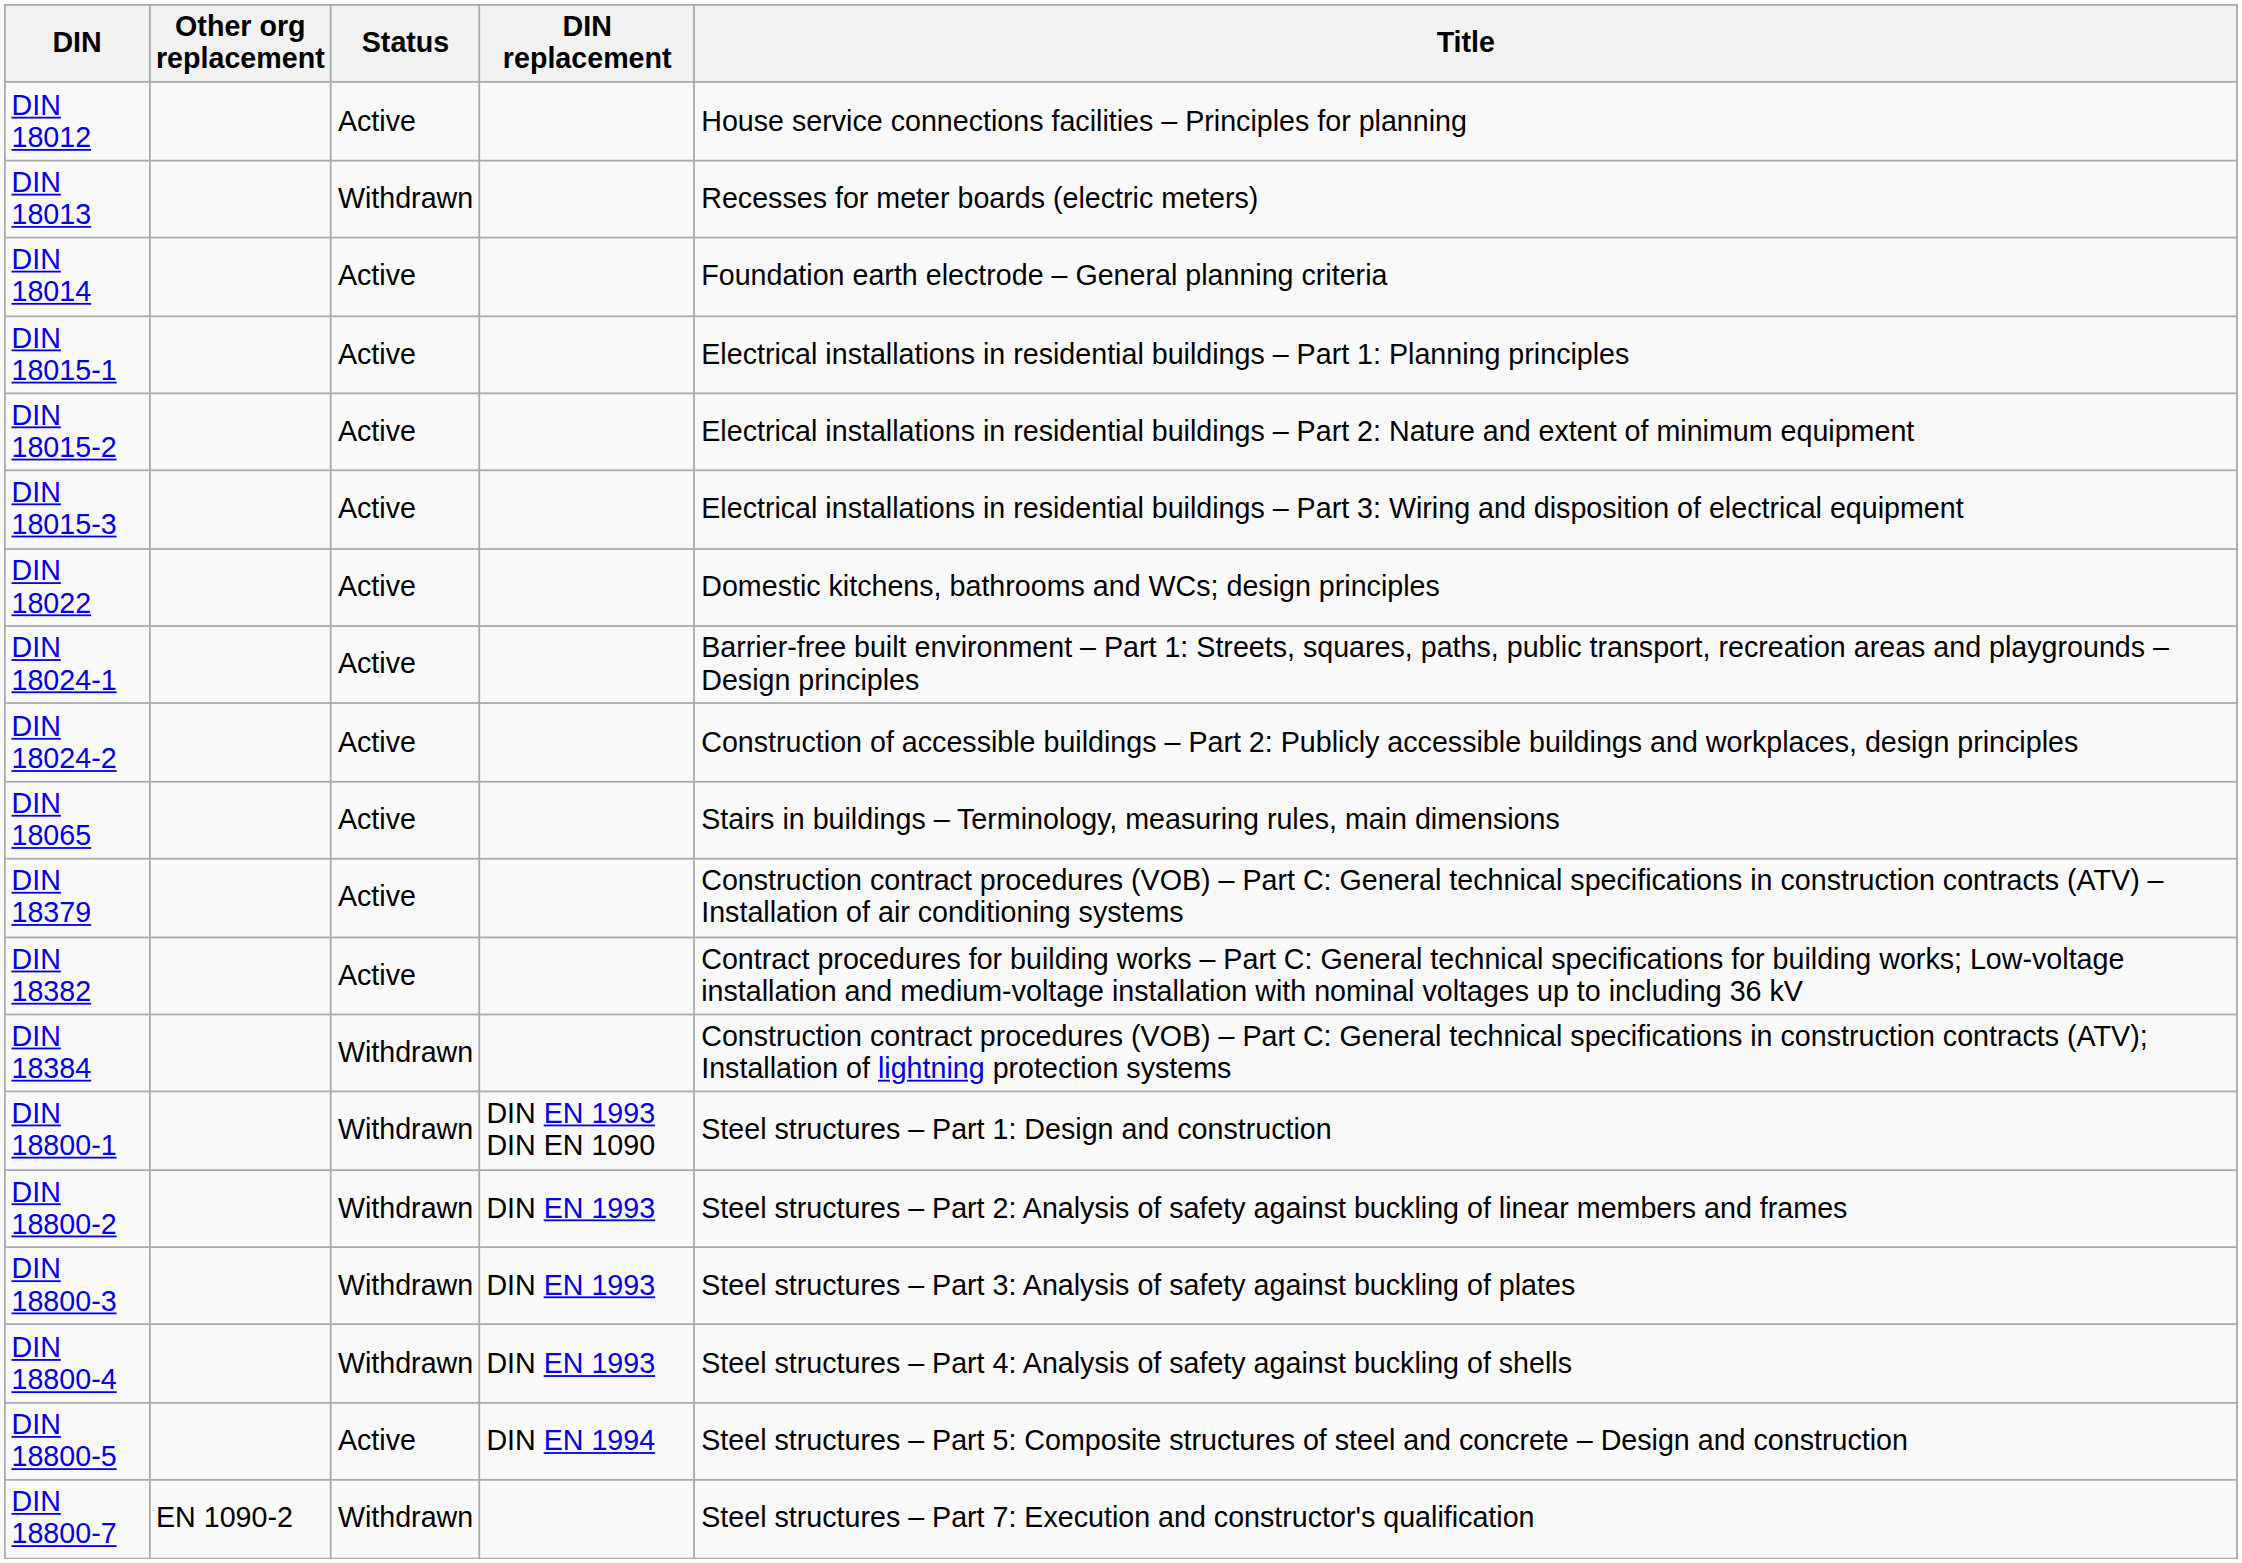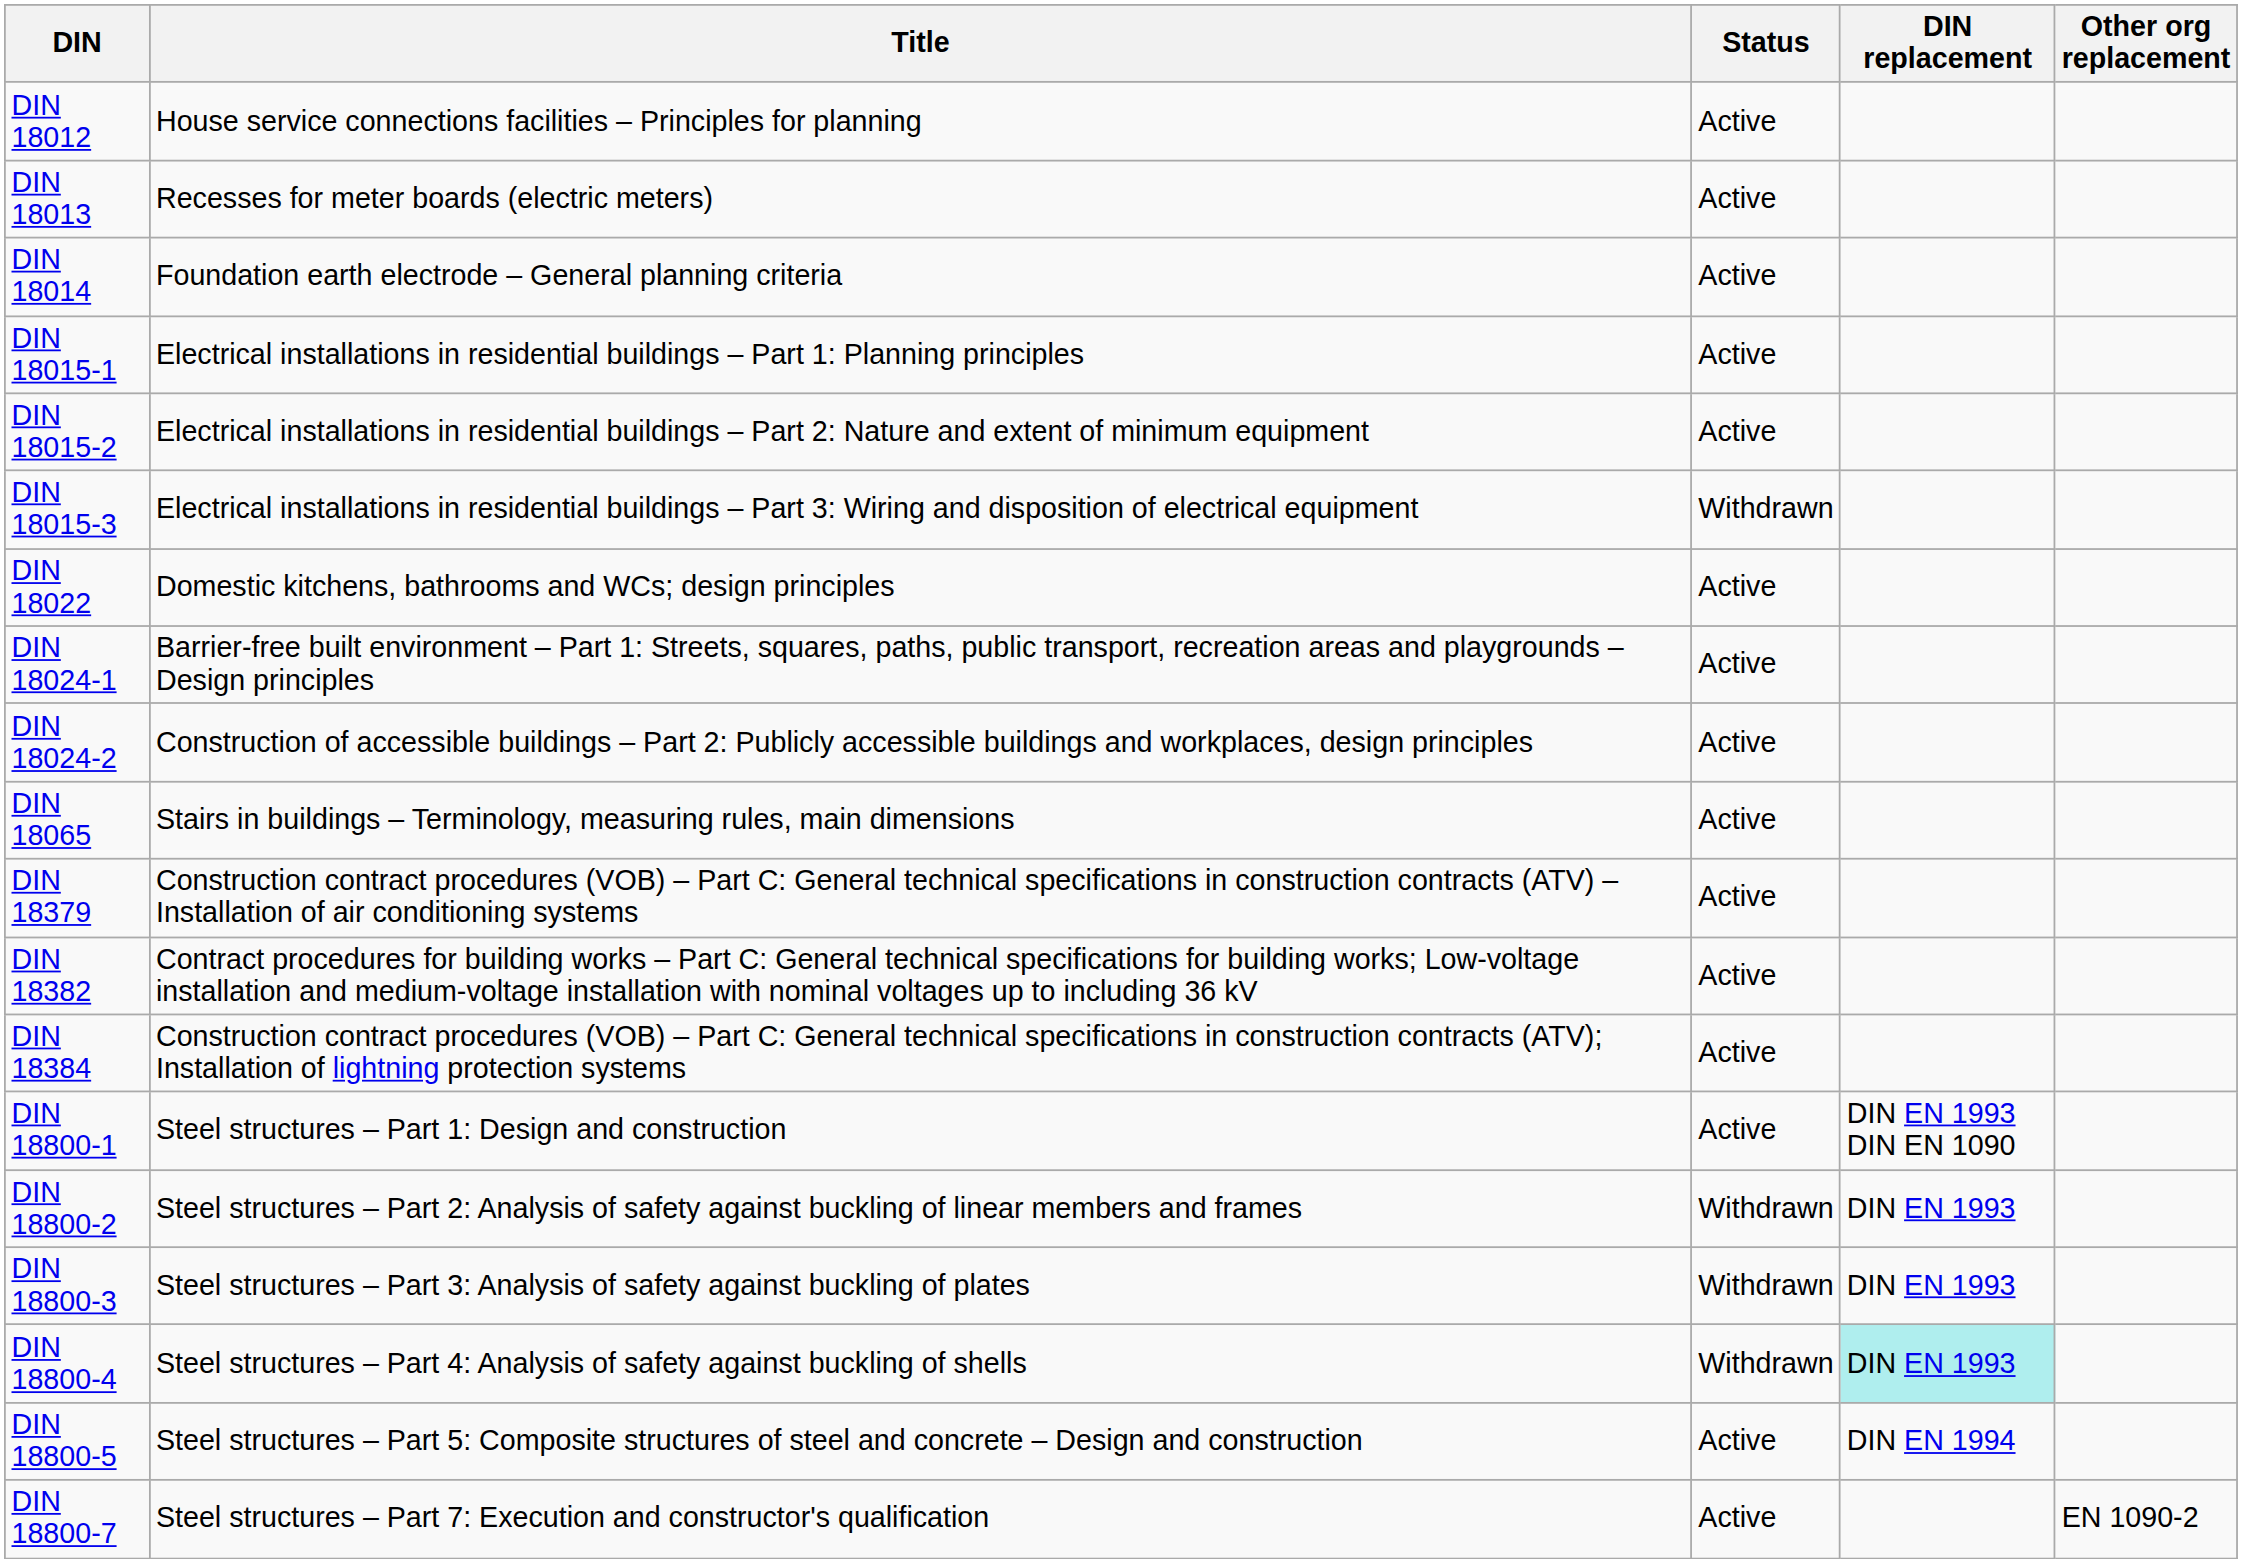columns swapped: (1466, 43) <-> (240, 43)
(406, 198) Withdrawn -> (1737, 198) Active
(377, 509) Active -> (1766, 509) Withdrawn
(406, 1052) Withdrawn -> (1737, 1052) Active
(406, 1130) Withdrawn -> (1737, 1130) Active
(571, 1363) no background -> (1931, 1363) paleturquoise background
(406, 1518) Withdrawn -> (1737, 1518) Active
